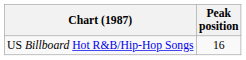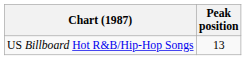(219, 45) 16 -> (219, 45) 13
